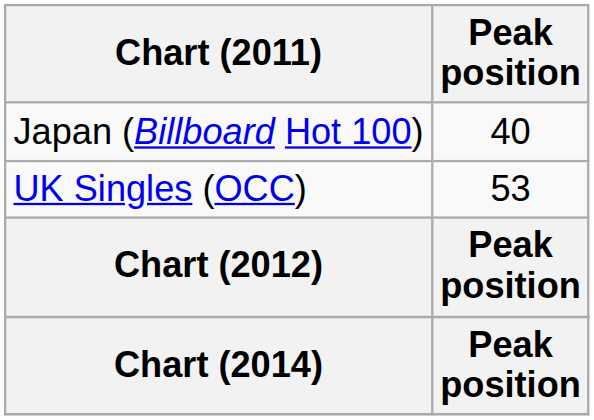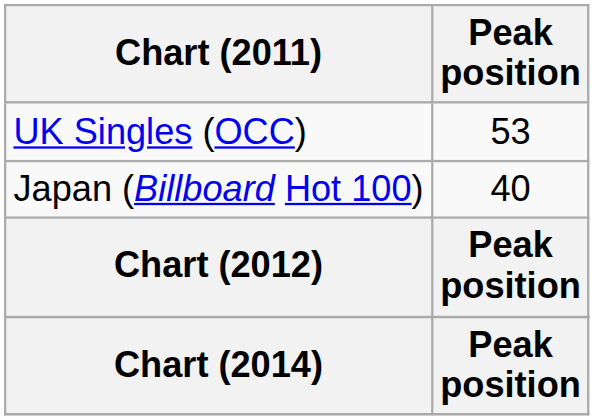rows swapped: (160, 188) <-> (219, 131)
